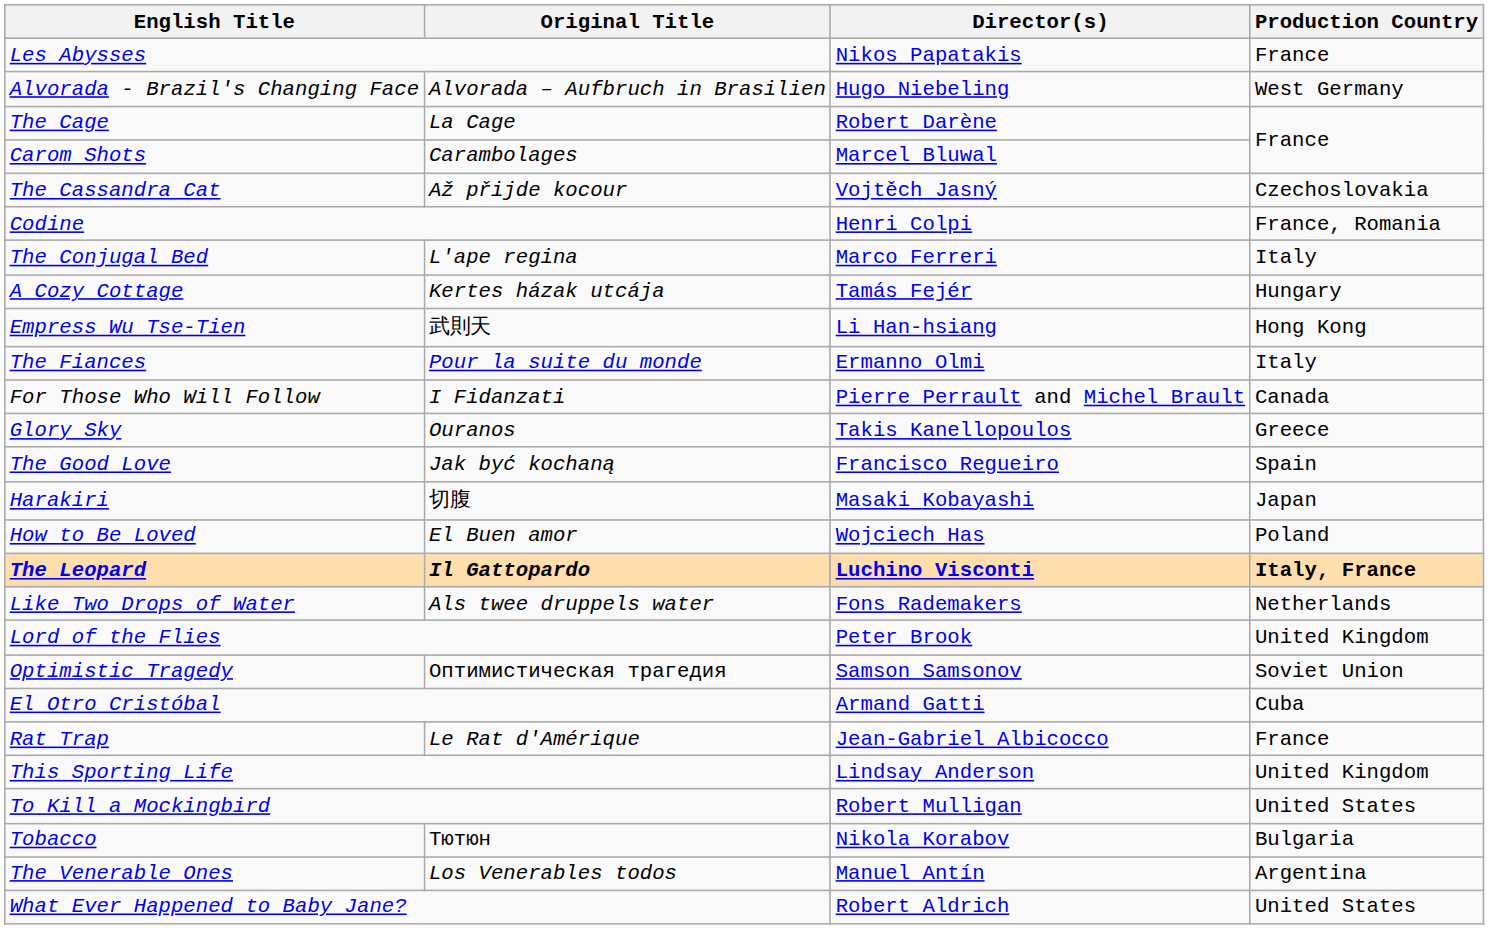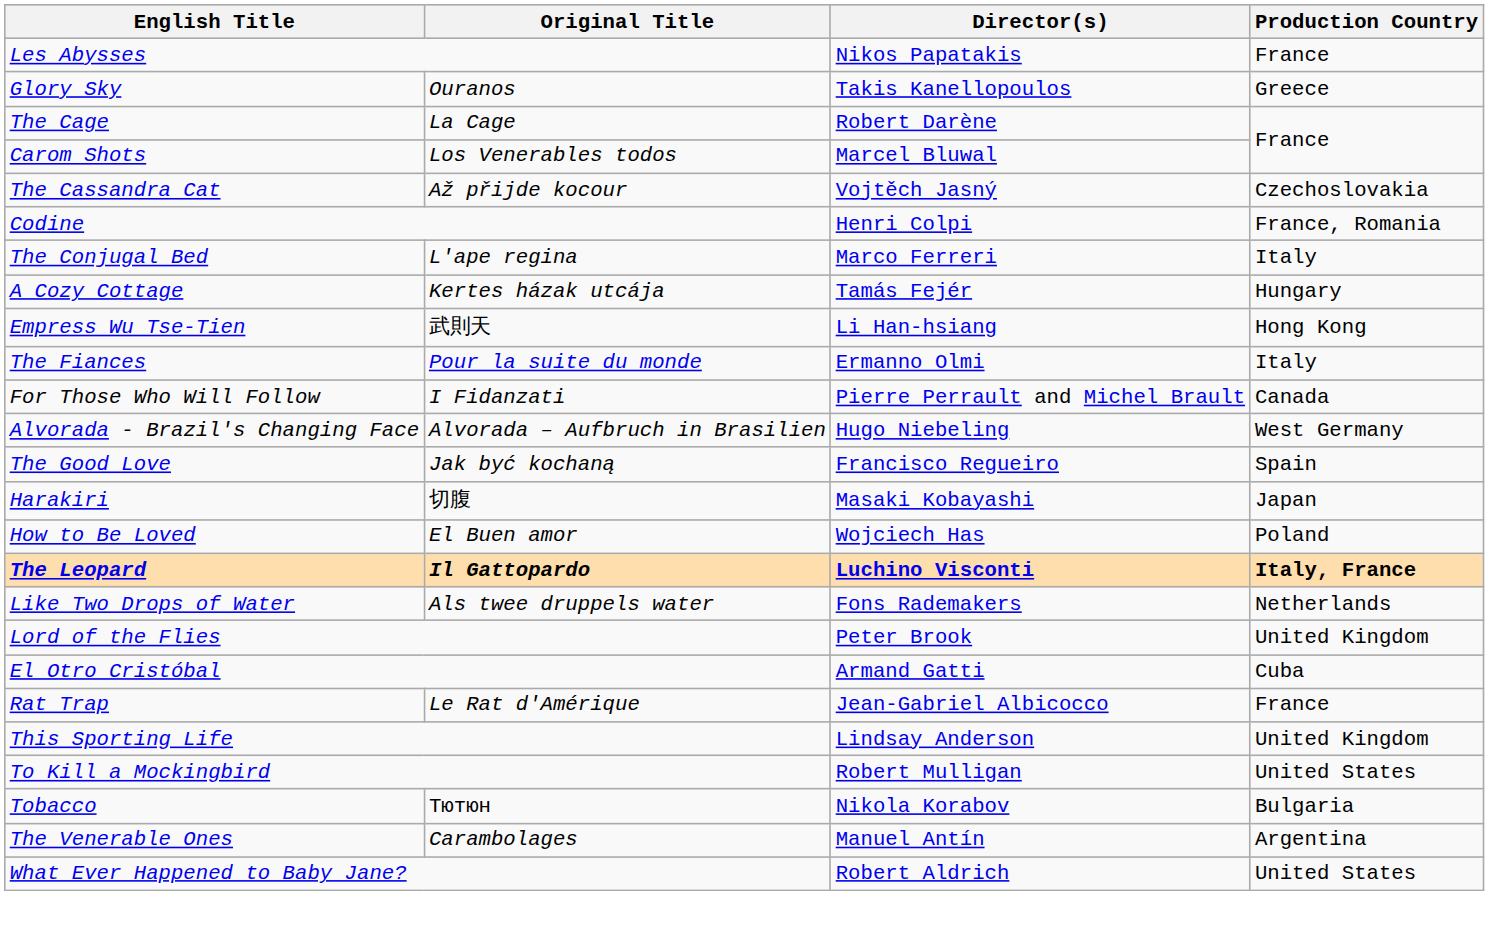rows swapped: (214, 89) <-> (66, 431)
(503, 156) Carambolages -> (553, 156) Los Venerables todos
- row: (121, 671)
(553, 873) Los Venerables todos -> (503, 840) Carambolages
